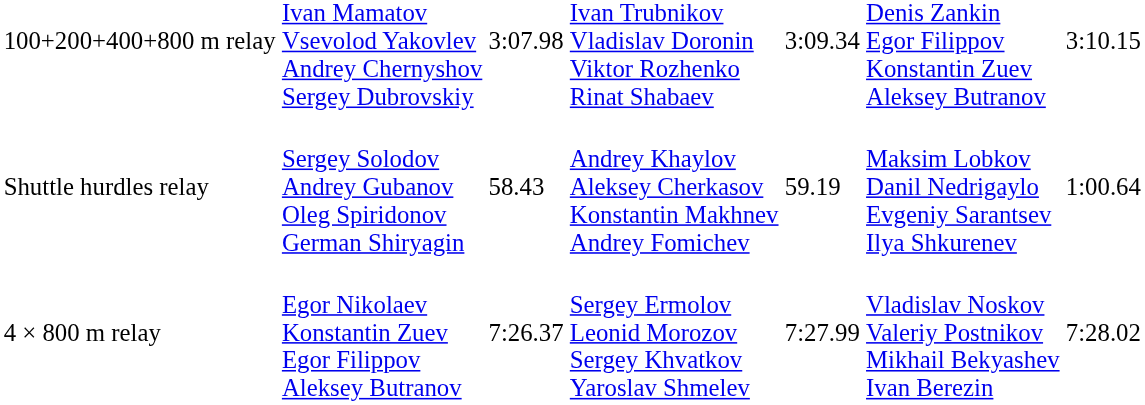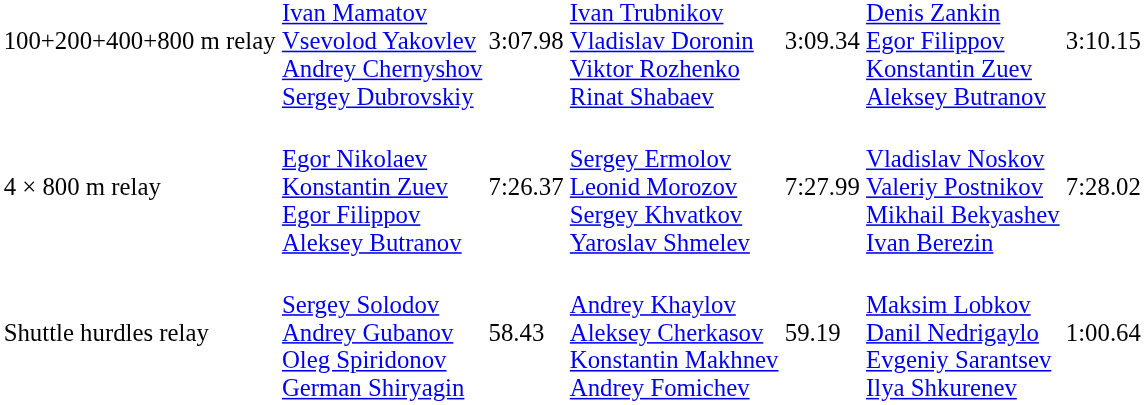rows swapped: (82, 332) <-> (106, 186)
